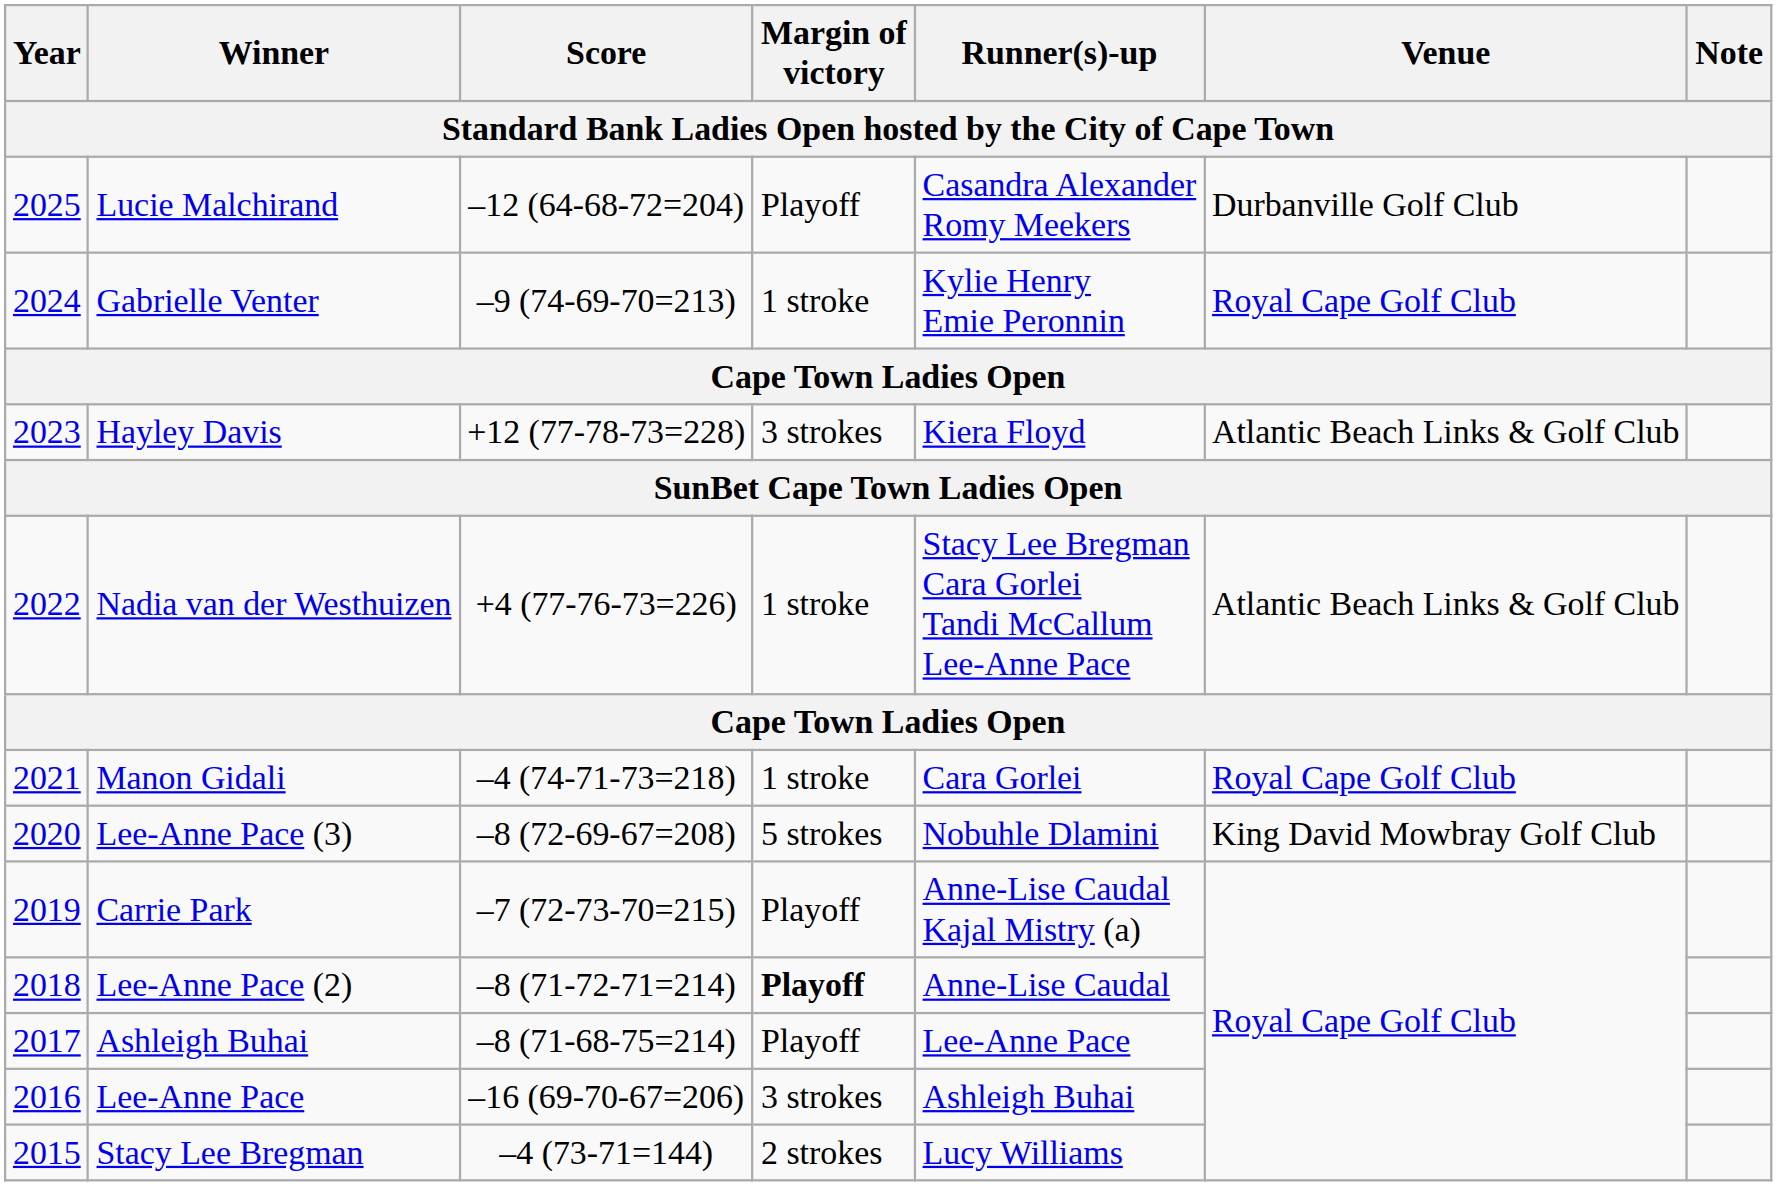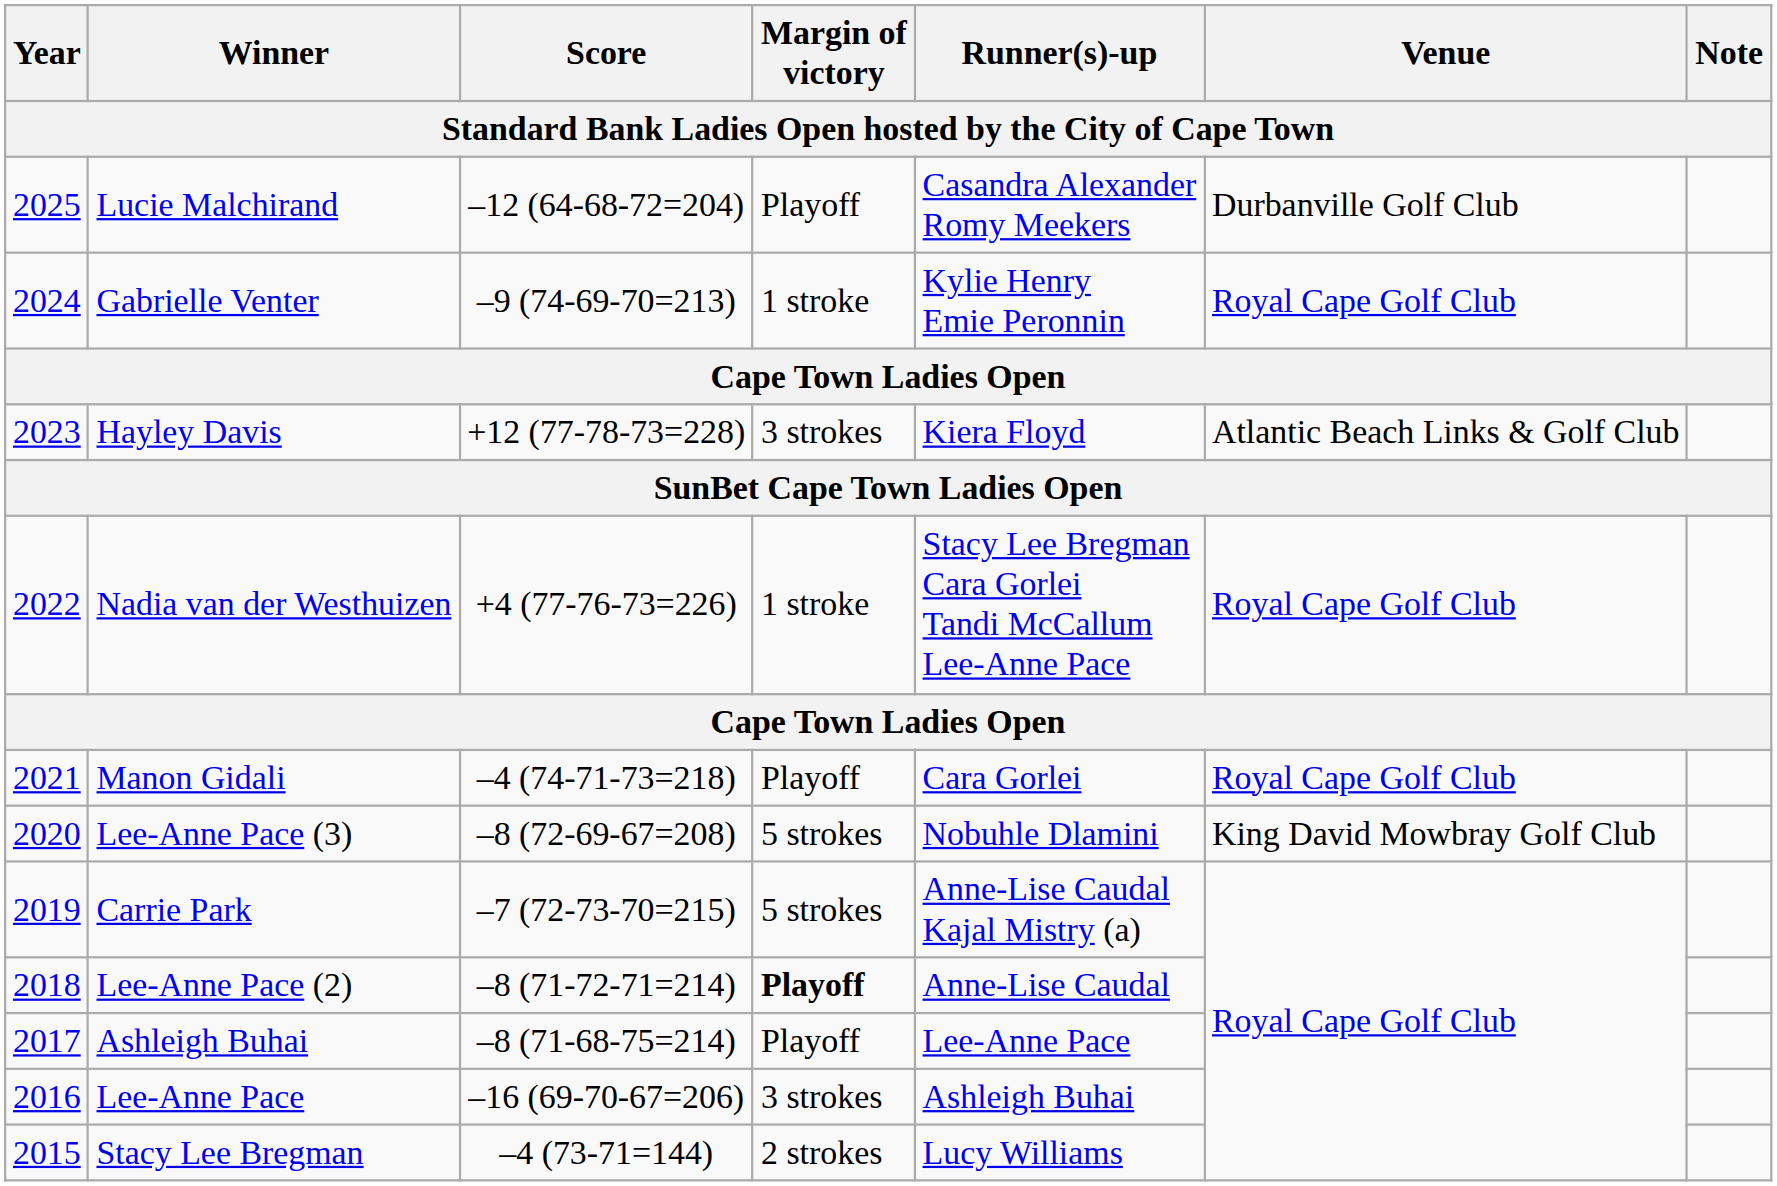(1446, 604) Atlantic Beach Links & Golf Club -> (1364, 604) Royal Cape Golf Club
(815, 776) 1 stroke -> (811, 776) Playoff
(811, 908) Playoff -> (822, 908) 5 strokes
